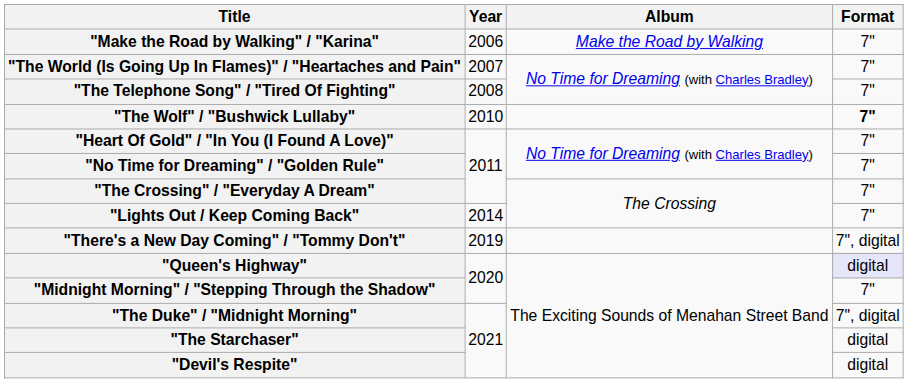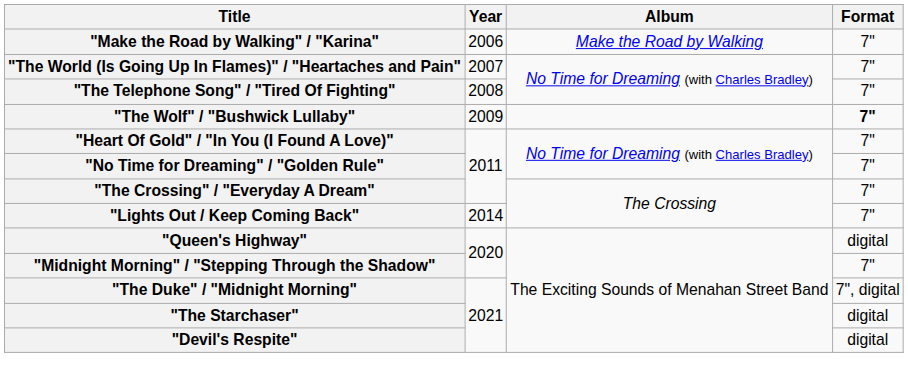(486, 116) 2010 -> (486, 116) 2009
- row: (235, 240)
(868, 265) lavender background -> (868, 240) no background
